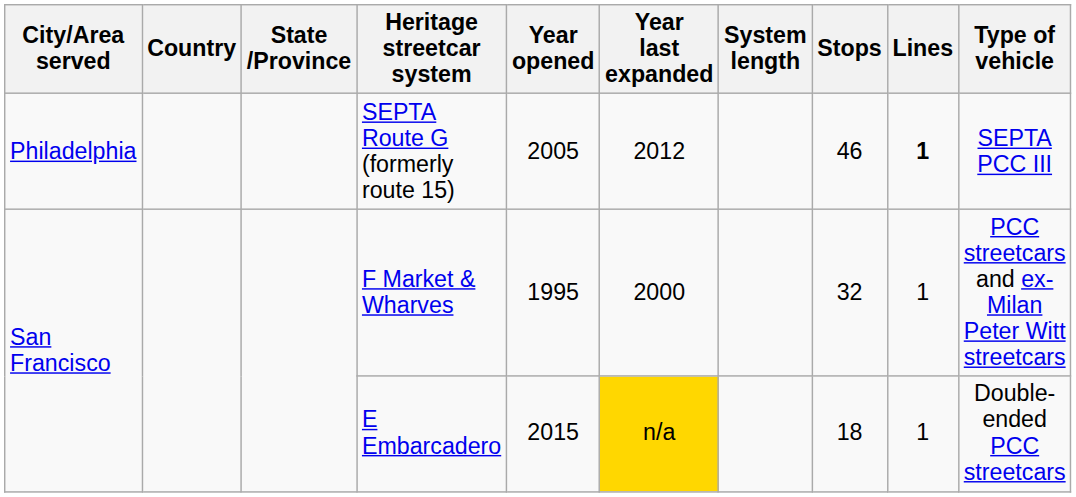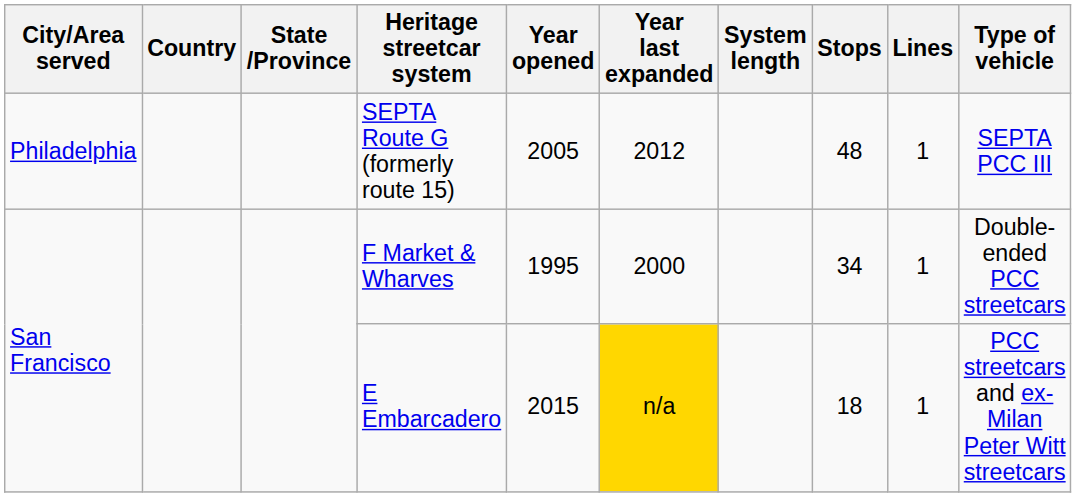(850, 151) 46 -> (850, 151) 48
(923, 151) bold -> (923, 151) normal
(850, 292) 32 -> (850, 266) 34
(1015, 292) PCC streetcars and ex-Milan Peter Witt streetcars -> (1015, 266) Double-ended PCC streetcars
(1015, 433) Double-ended PCC streetcars -> (1015, 407) PCC streetcars and ex-Milan Peter Witt streetcars
